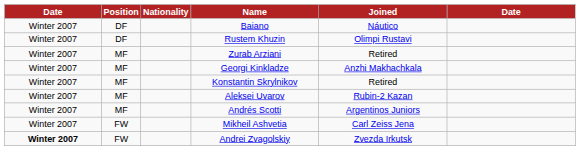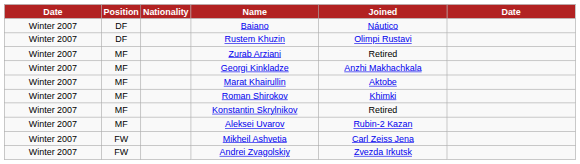+ row: (255, 82)
+ row: (255, 96)
- row: (255, 110)
(53, 139) bold -> (53, 153) normal
